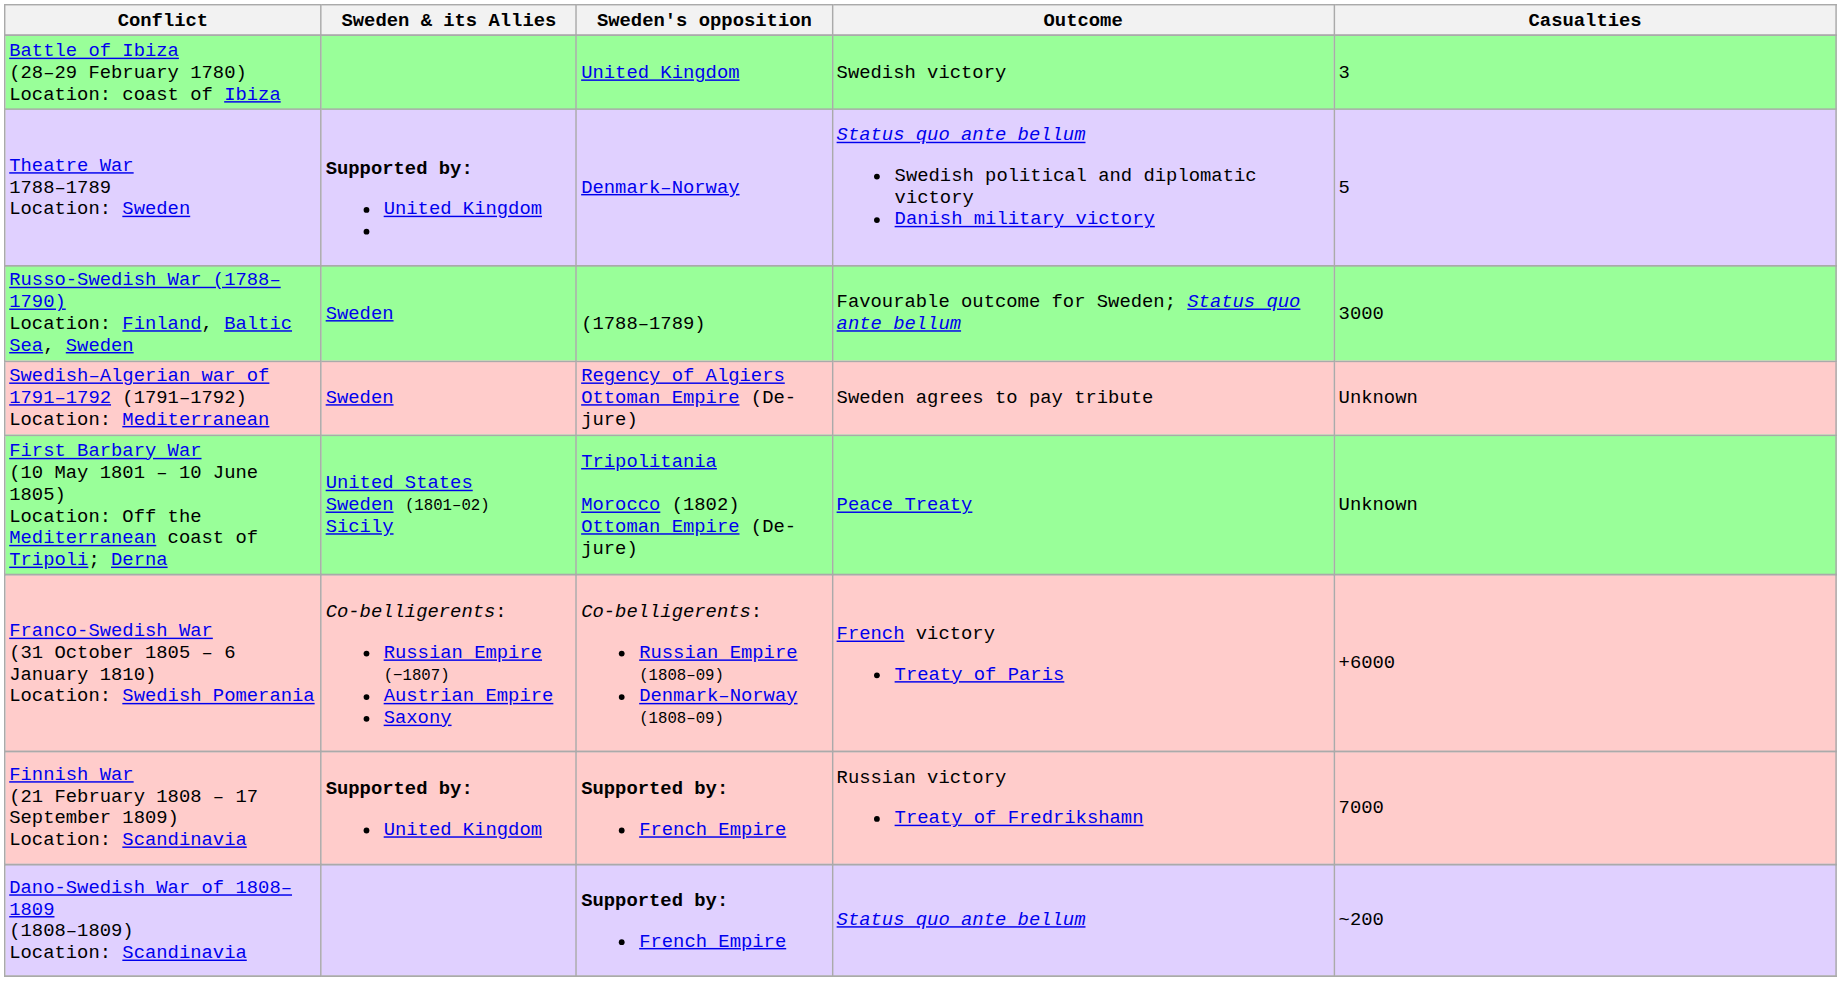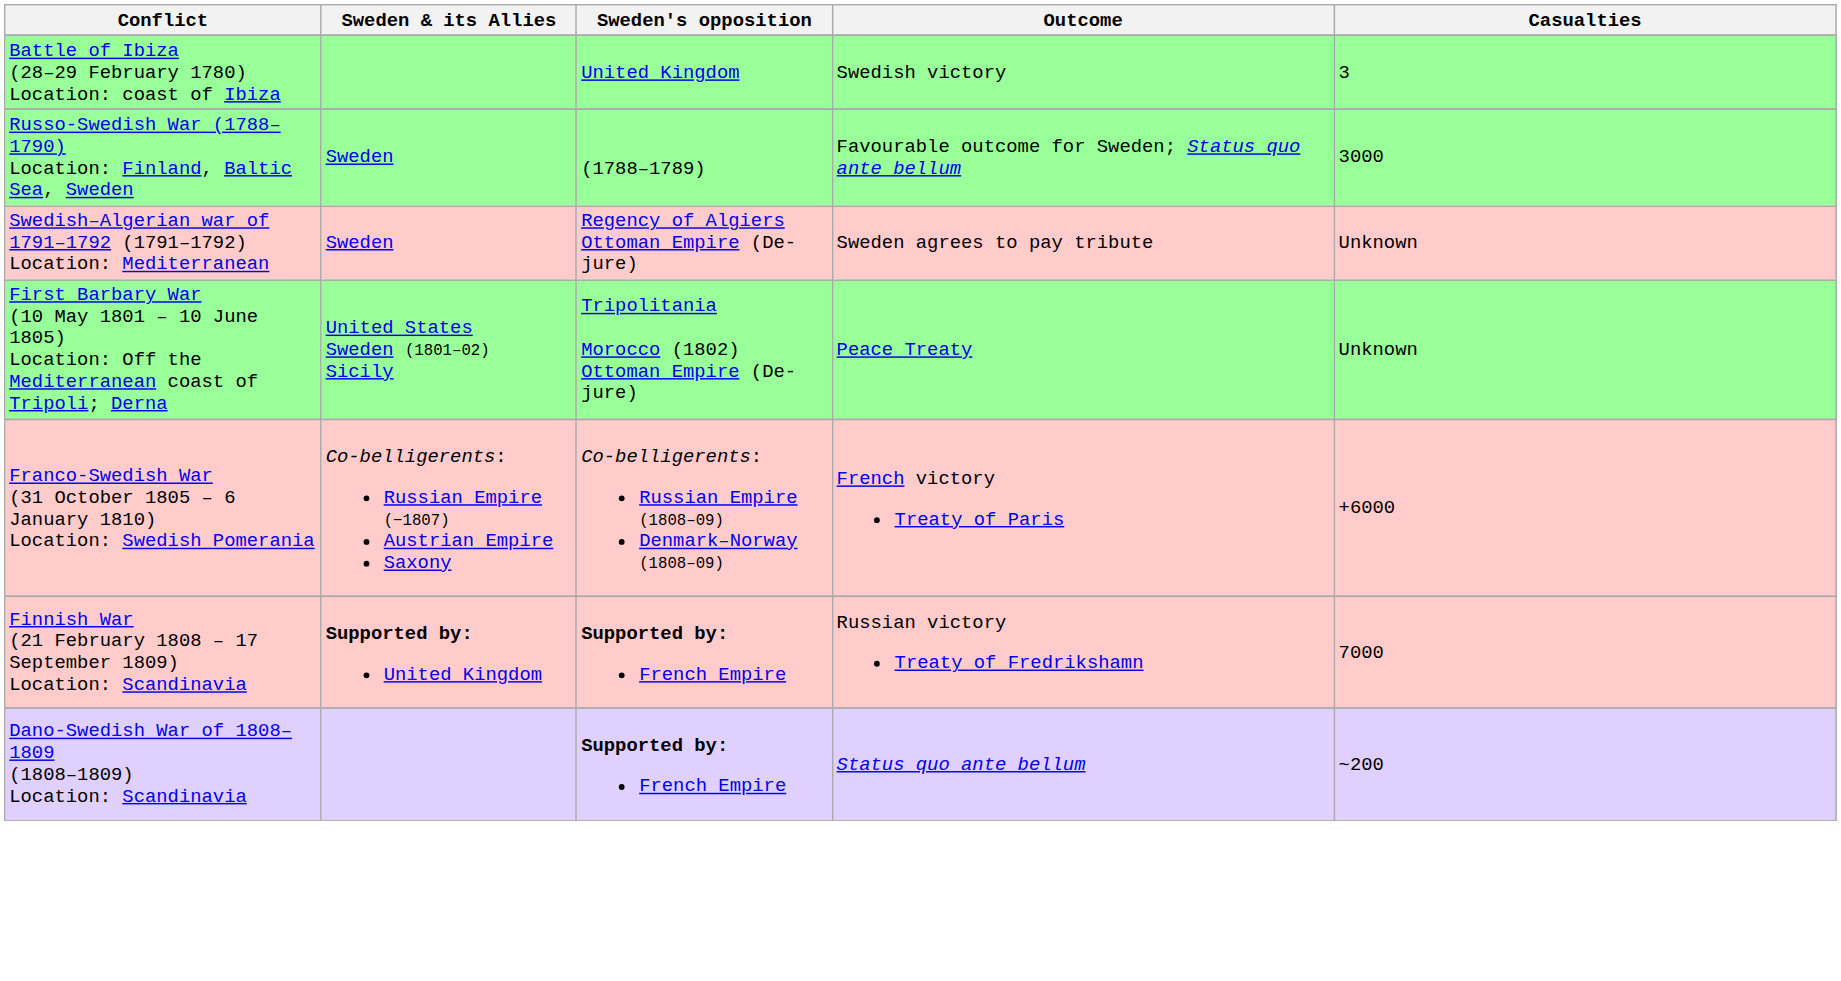- row: (100, 187)
